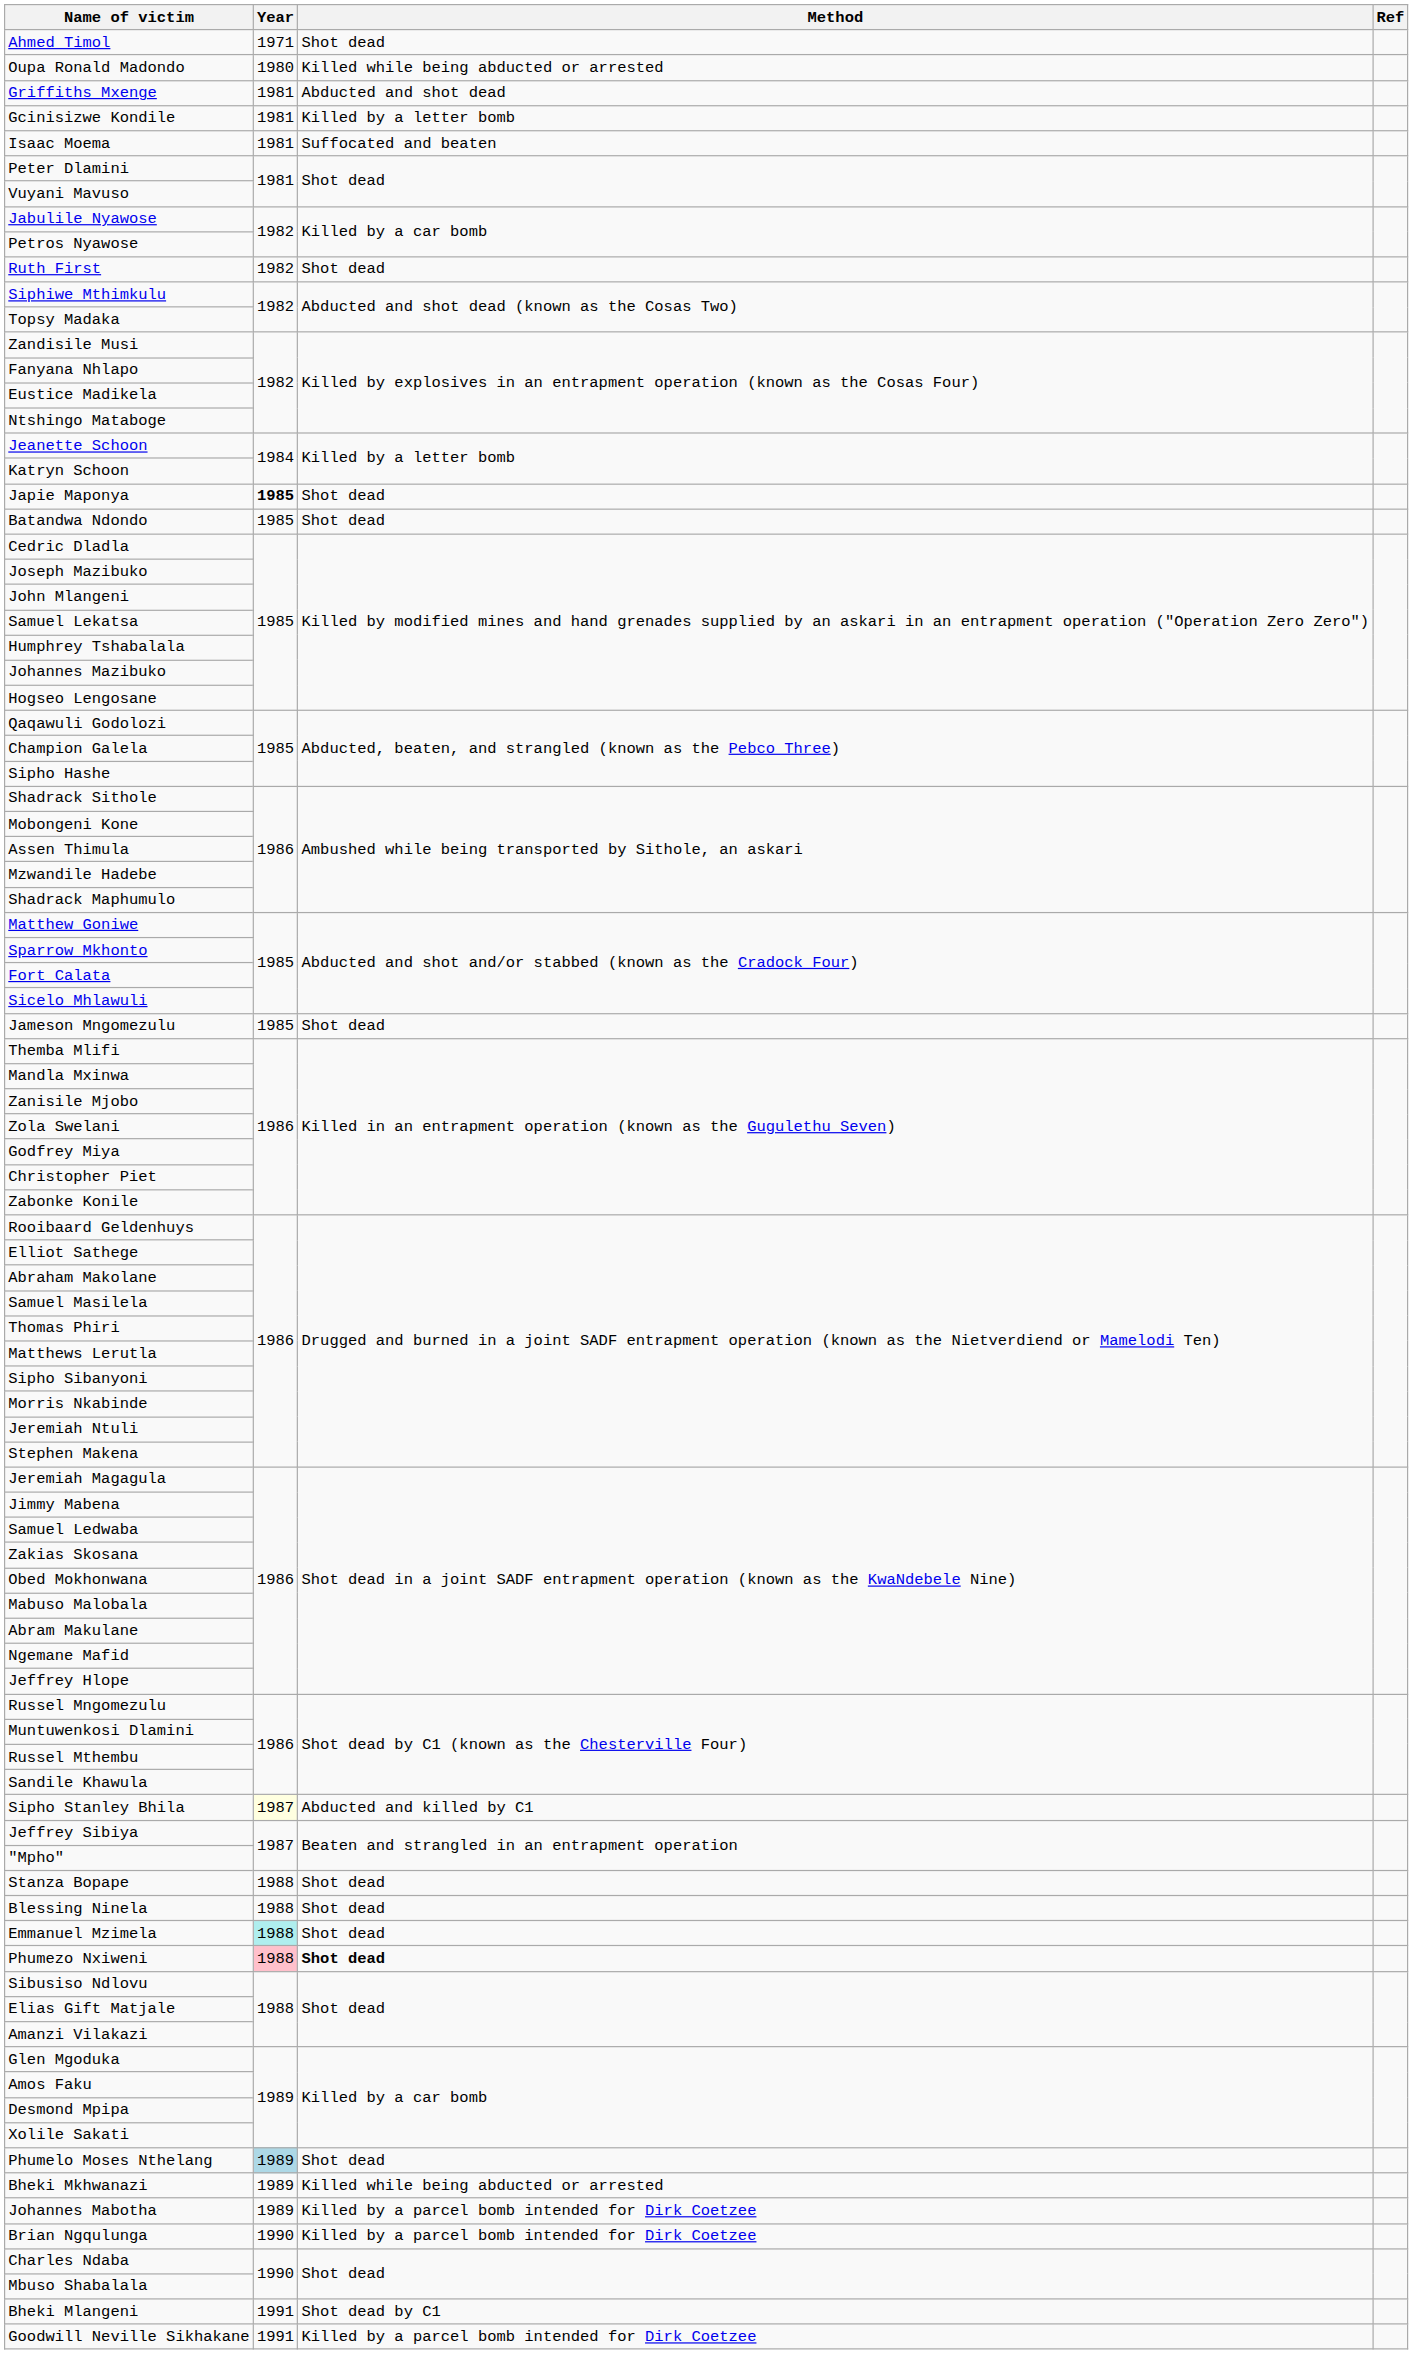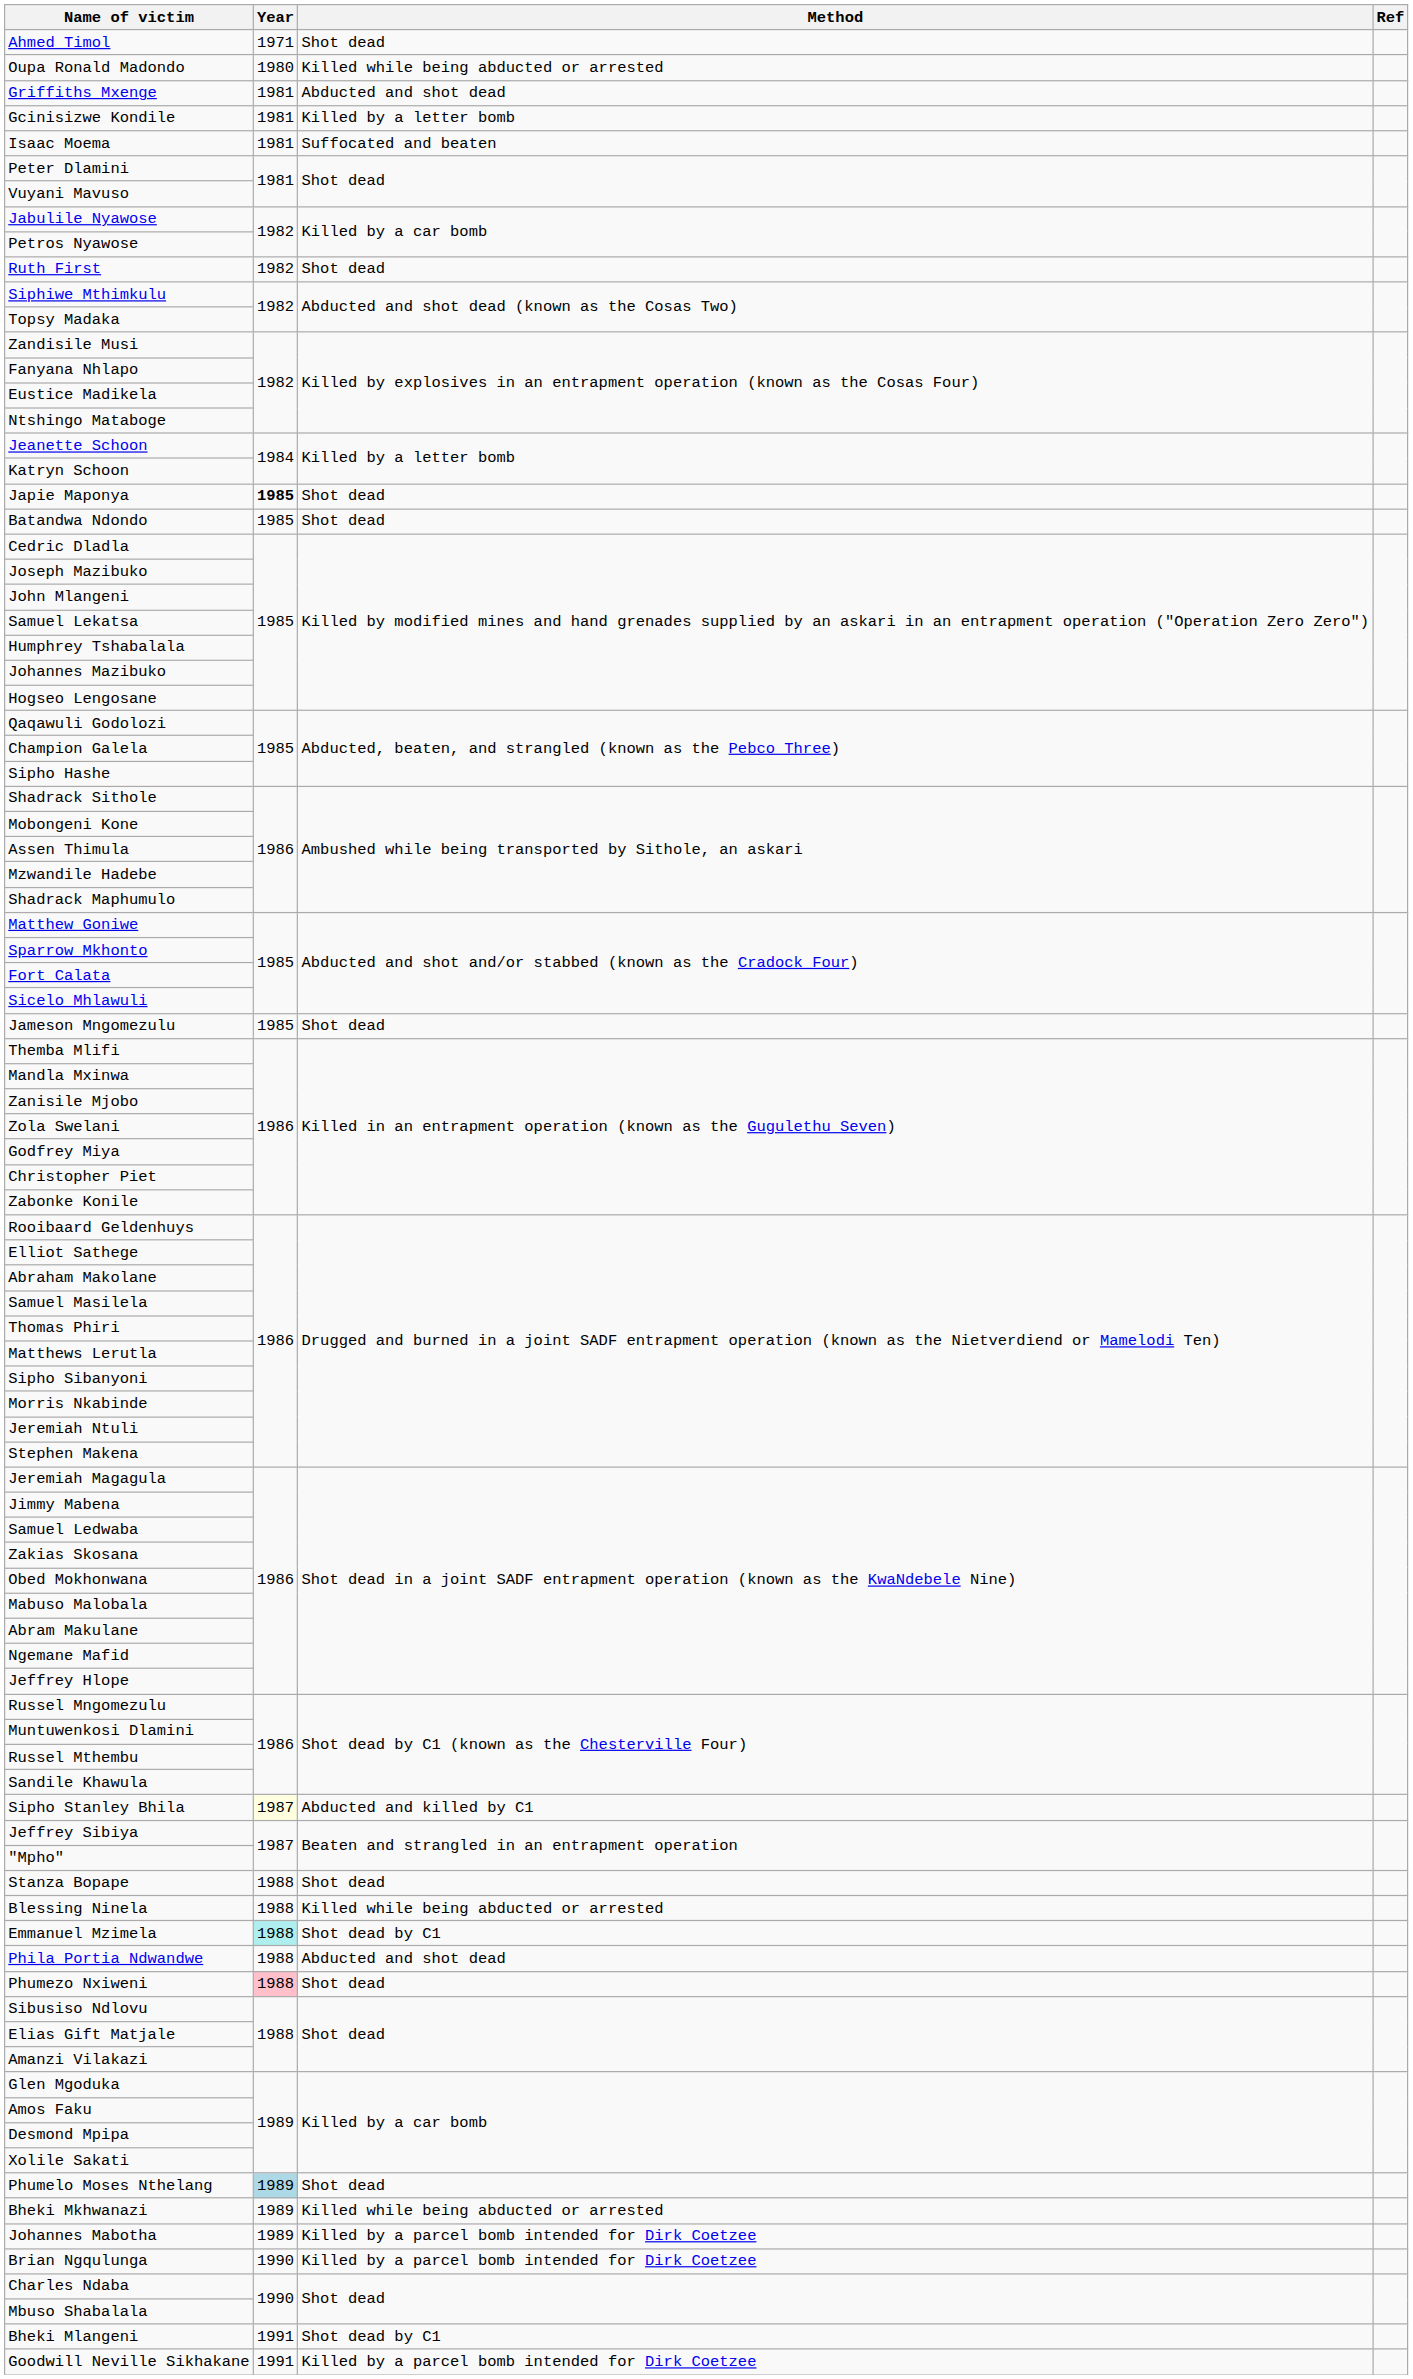(343, 1908) Shot dead -> (483, 1908) Killed while being abducted or arrested
(343, 1933) Shot dead -> (371, 1933) Shot dead by C1
+ row: (106, 1959)
(343, 1959) bold -> (343, 1984) normal
